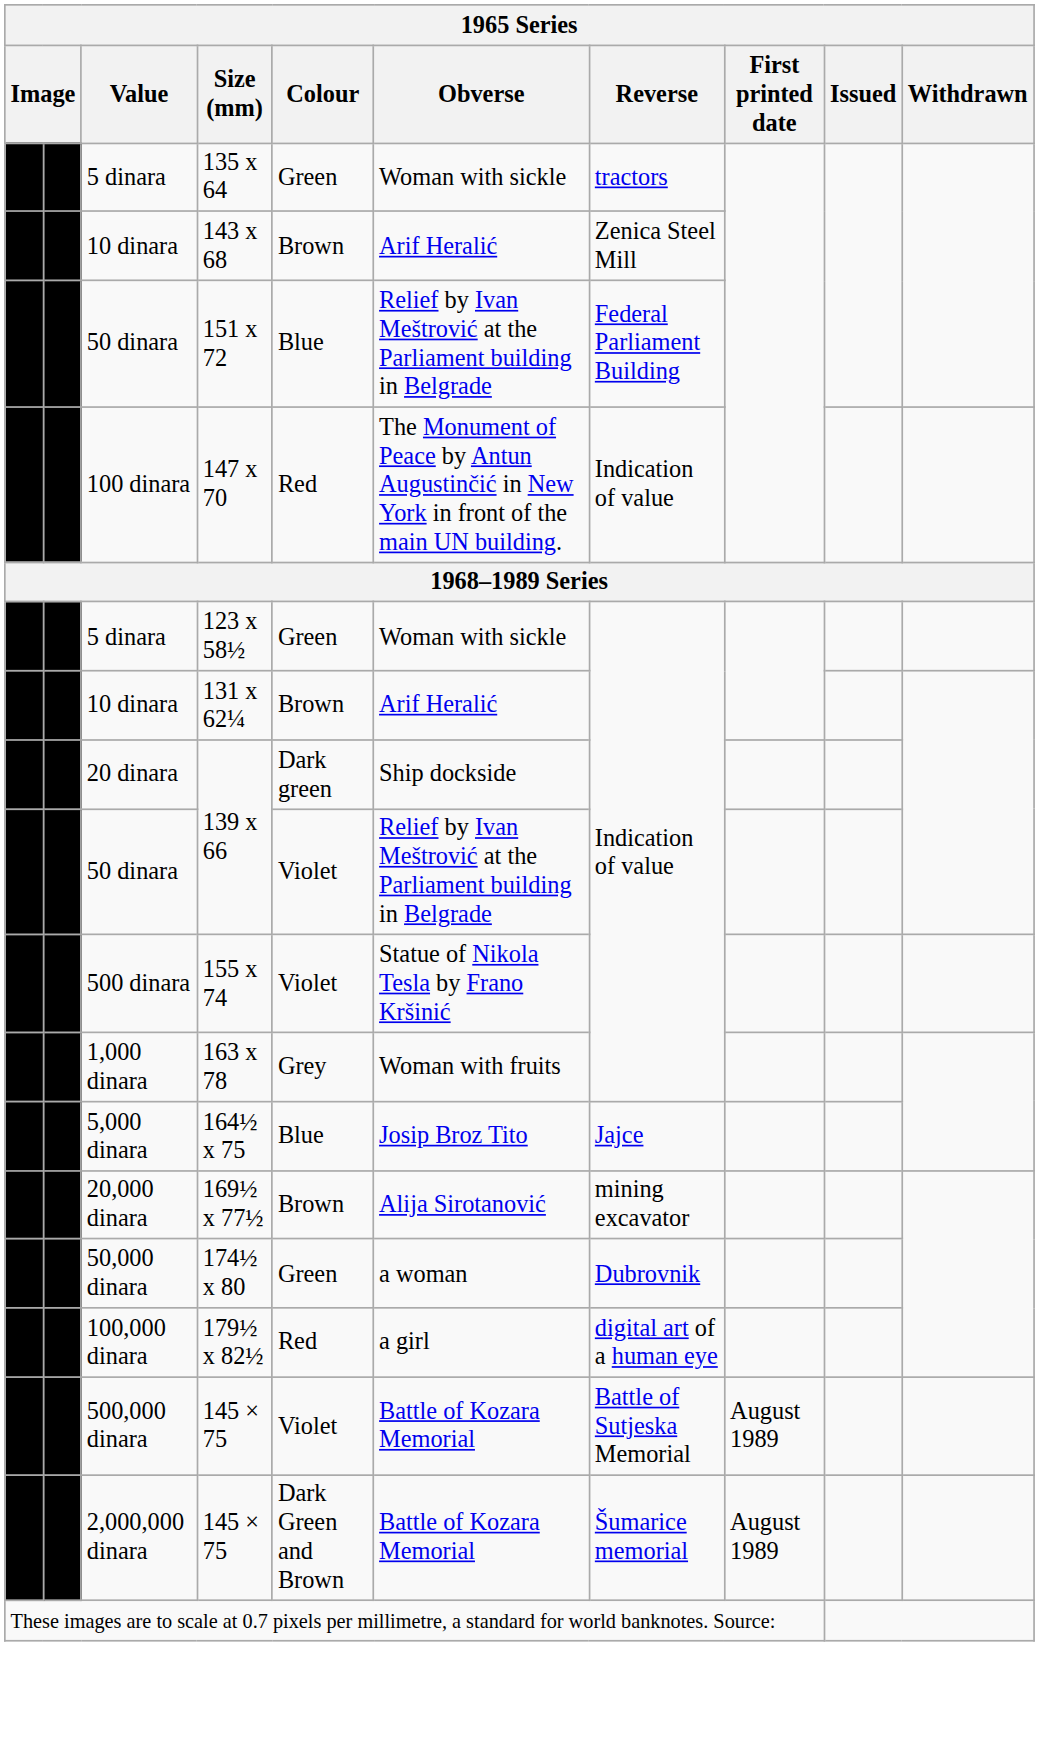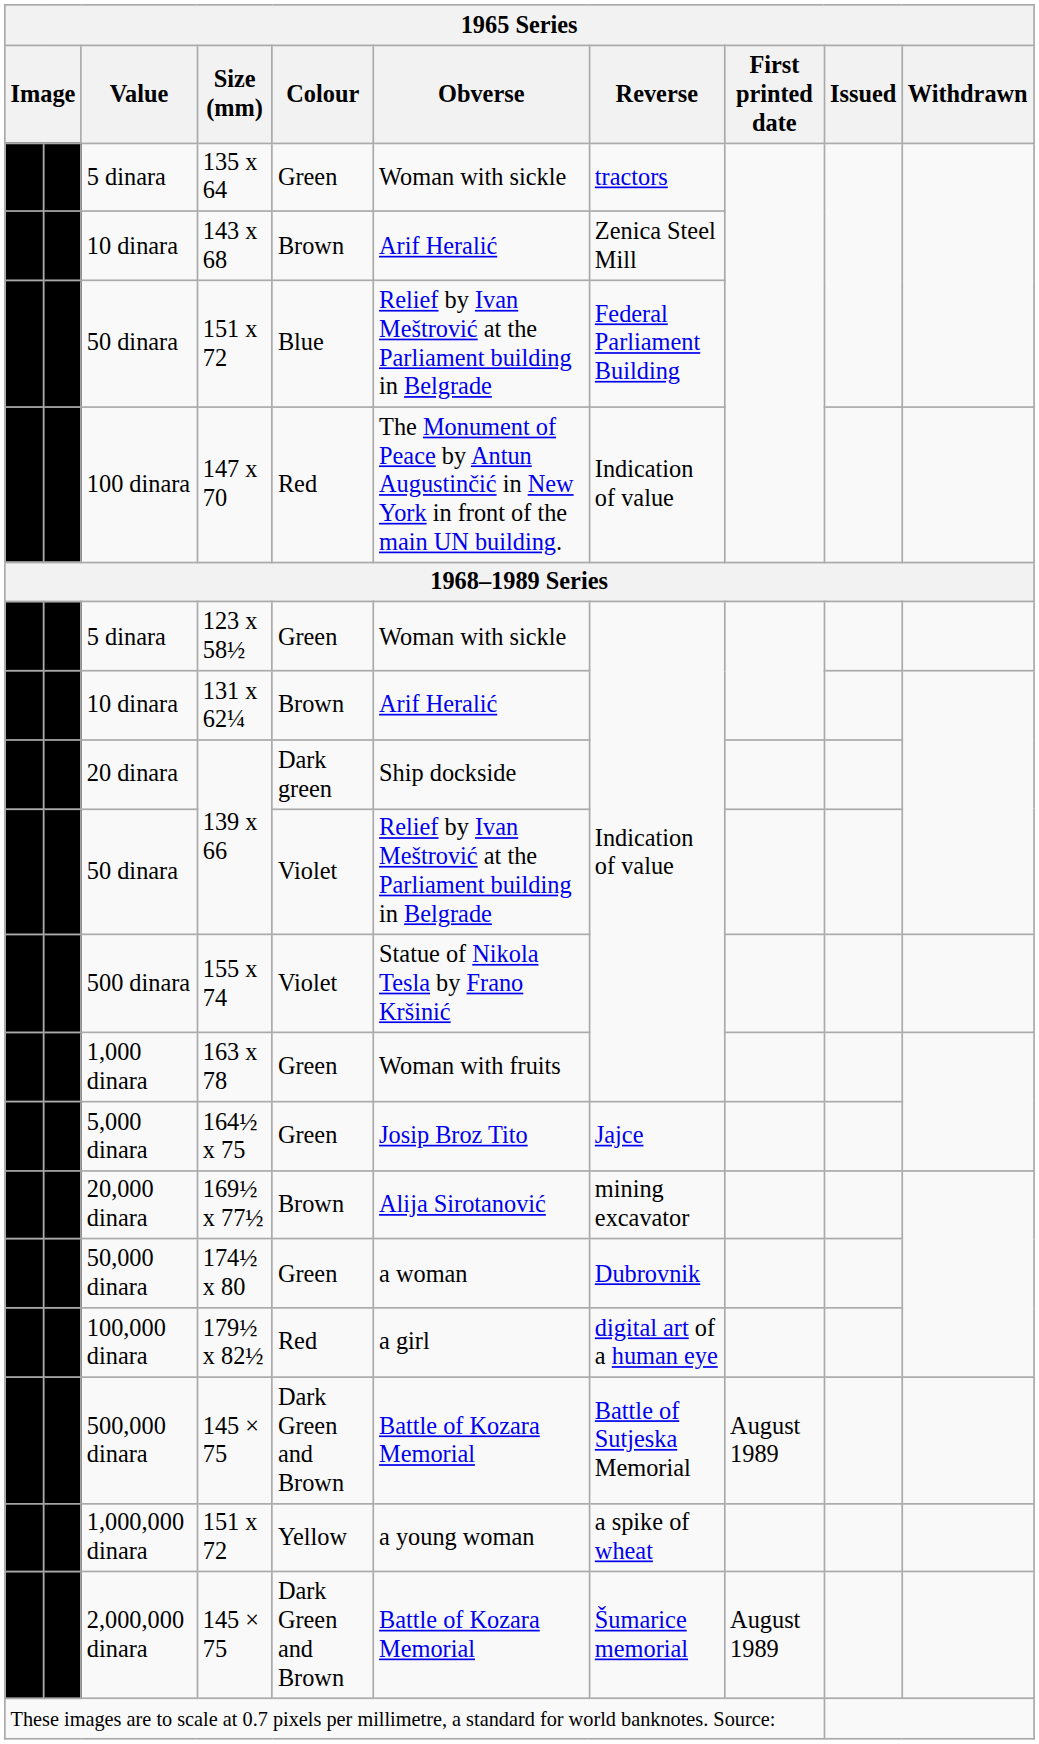(302, 1066) Grey -> (308, 1066) Green
(301, 1135) Blue -> (308, 1135) Green
(308, 1425) Violet -> (311, 1439) Dark Green and Brown
+ row: (135, 1537)
